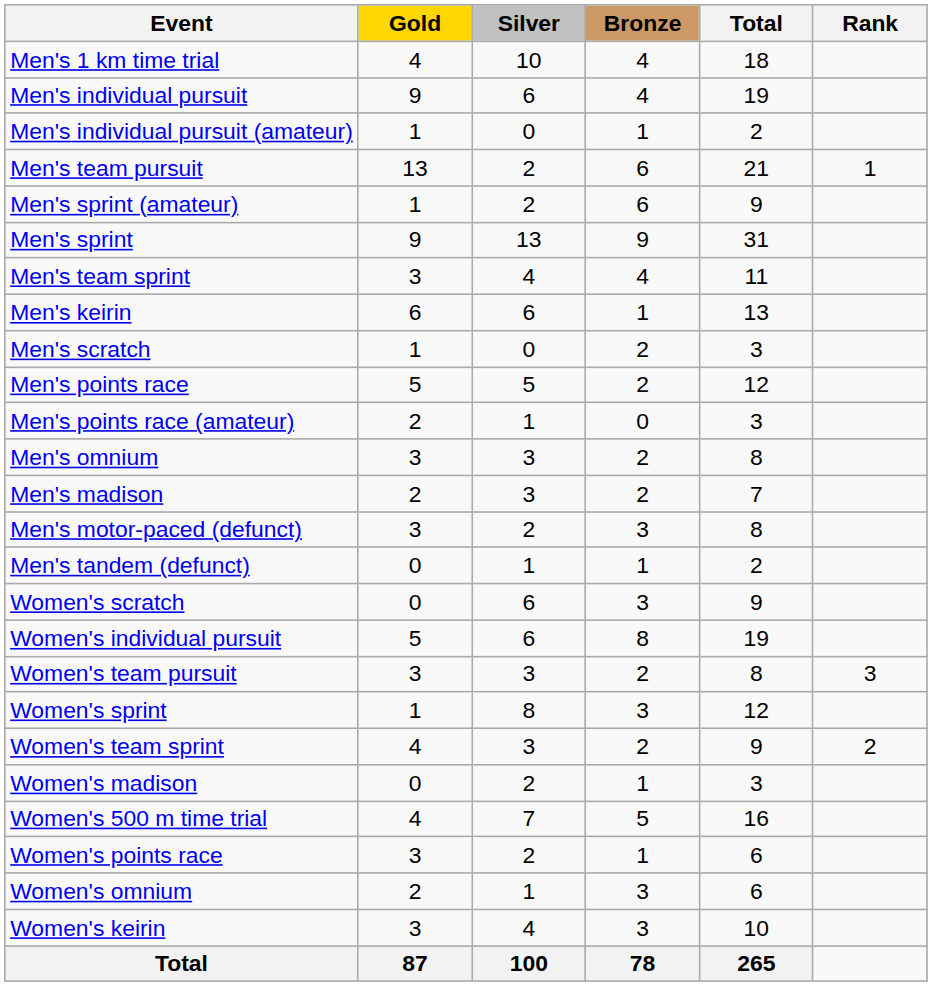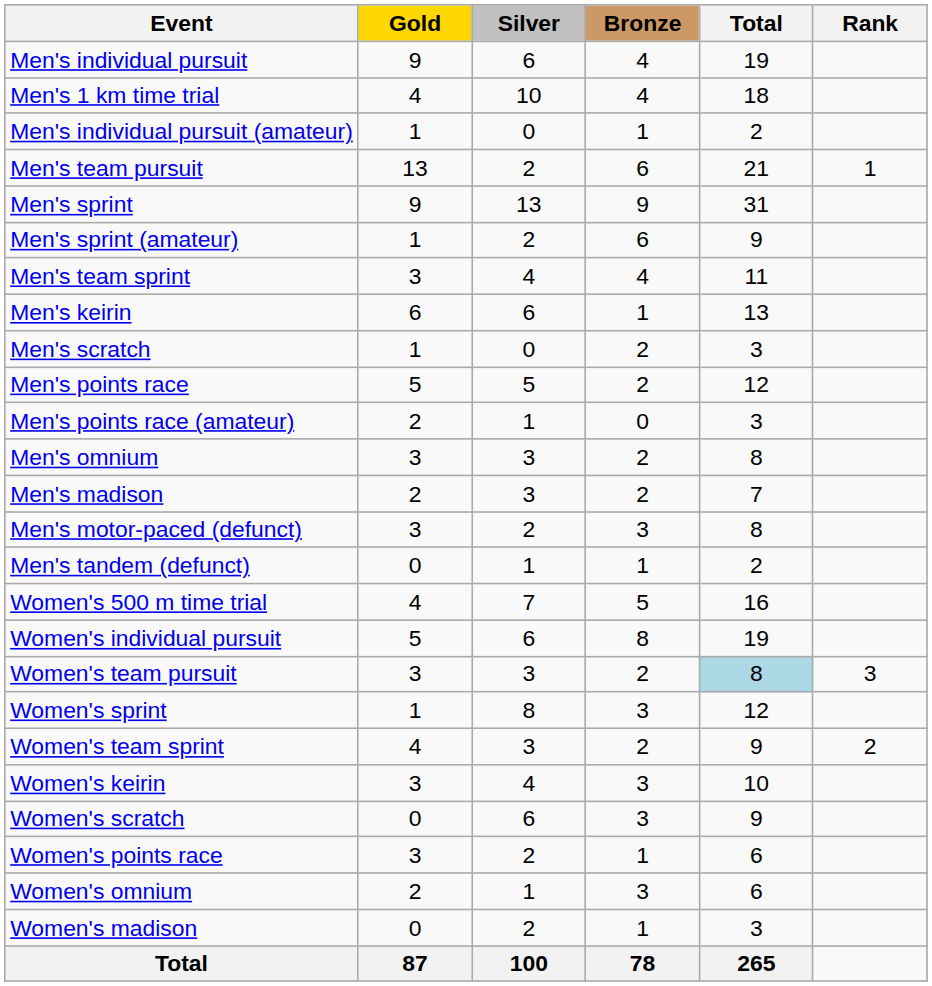rows swapped: (115, 59) <-> (129, 96)
rows swapped: (71, 240) <-> (124, 204)
rows swapped: (139, 819) <-> (97, 602)
(756, 674) no background -> (756, 674) lightblue background
rows swapped: (88, 928) <-> (104, 783)
